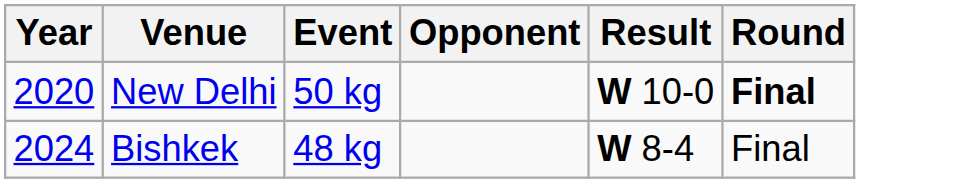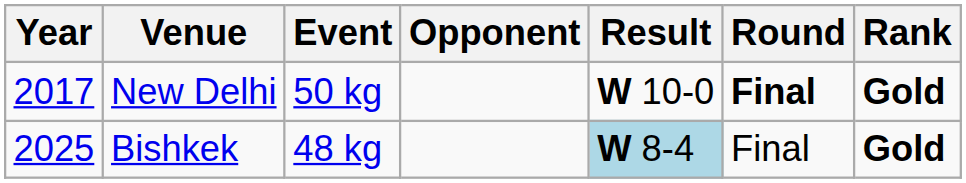+ column: (907, 33)
(54, 90) 2020 -> (54, 90) 2017
(54, 148) 2024 -> (54, 148) 2025
(646, 148) no background -> (646, 148) lightblue background
